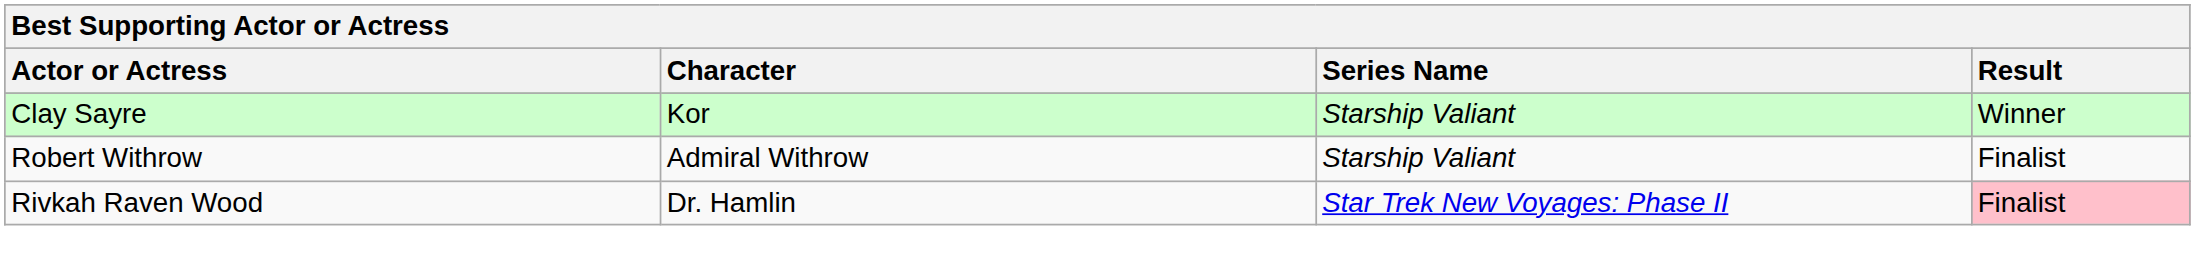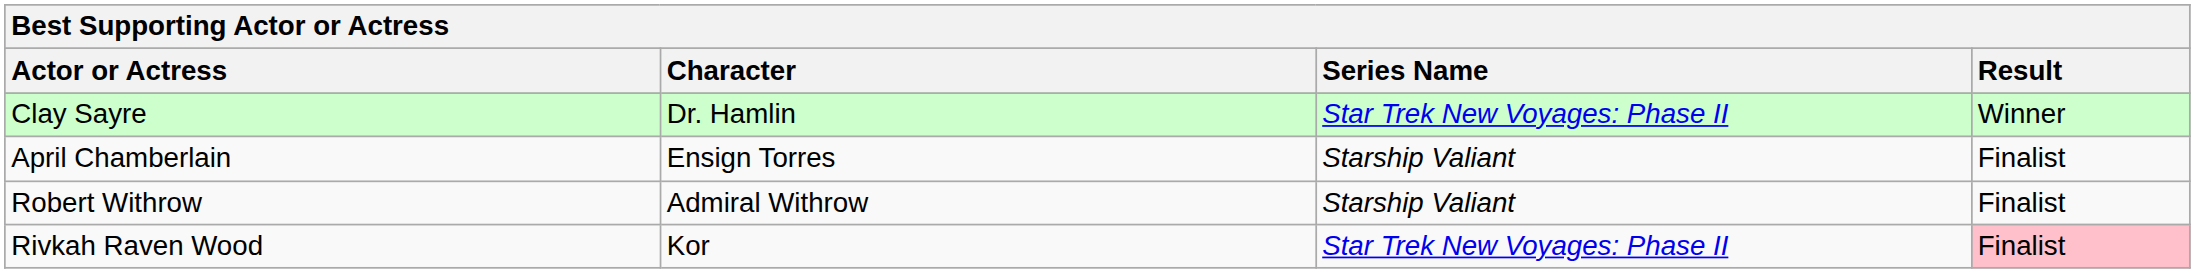(688, 114) Kor -> (731, 114) Dr. Hamlin
(1419, 114) Starship Valiant -> (1525, 114) Star Trek New Voyages: Phase II
+ row: (121, 158)
(731, 202) Dr. Hamlin -> (688, 245) Kor
